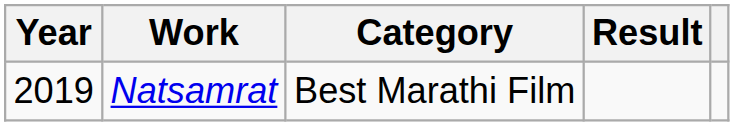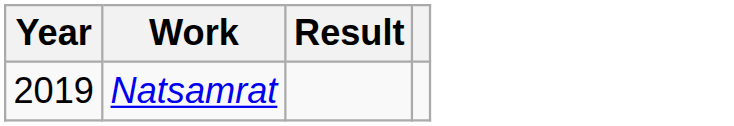- column: (435, 33)
